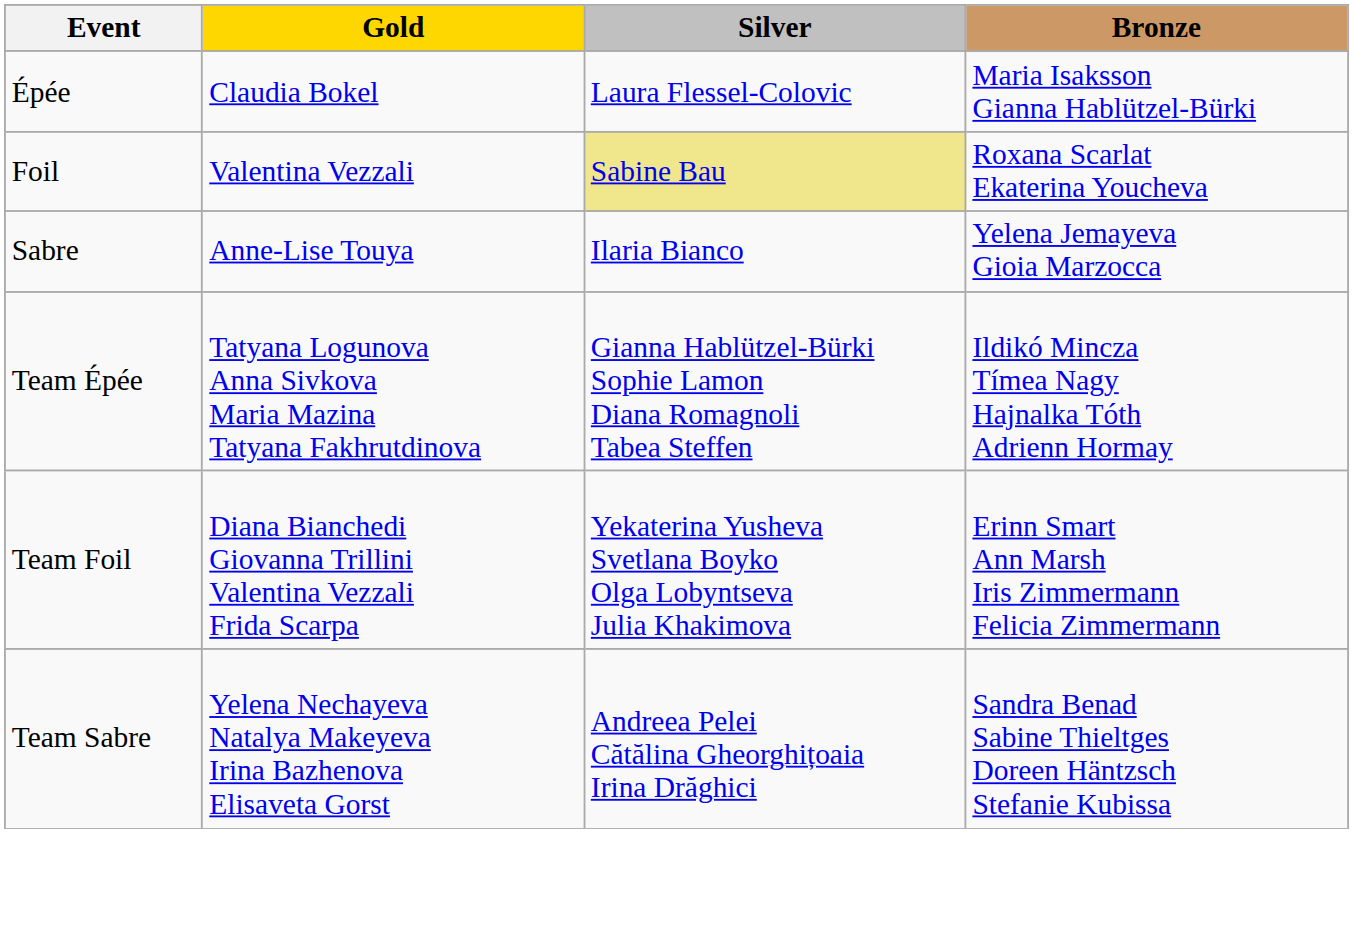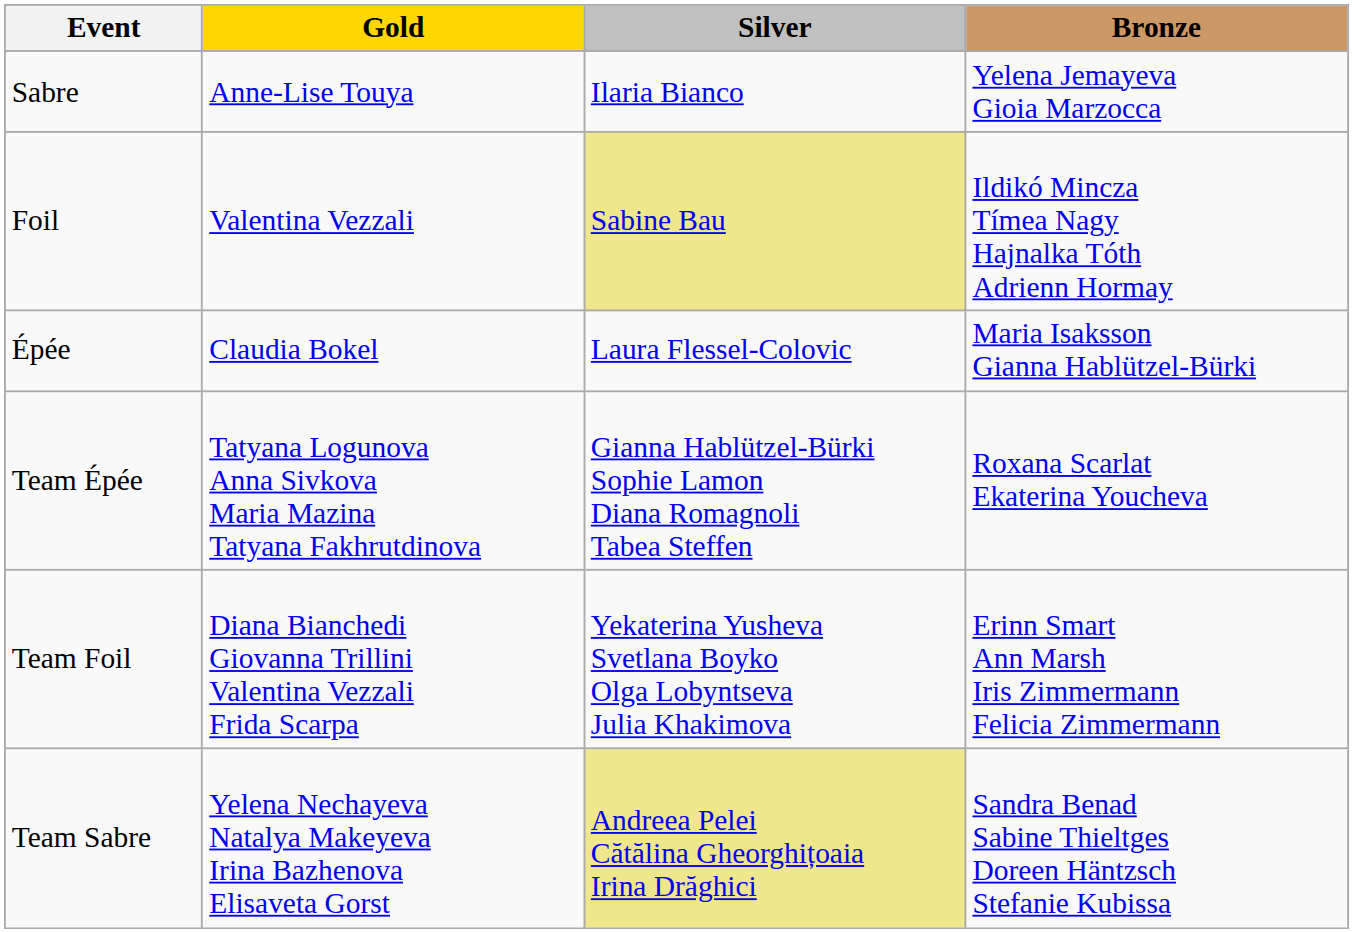rows swapped: (41, 91) <-> (45, 250)
(1090, 170) Roxana Scarlat Ekaterina Youcheva -> (1073, 237) Ildikó Mincza Tímea Nagy Hajnalka Tóth Adrienn Hormay
(1073, 396) Ildikó Mincza Tímea Nagy Hajnalka Tóth Adrienn Hormay -> (1090, 479) Roxana Scarlat Ekaterina Youcheva
(728, 755) no background -> (728, 854) khaki background
